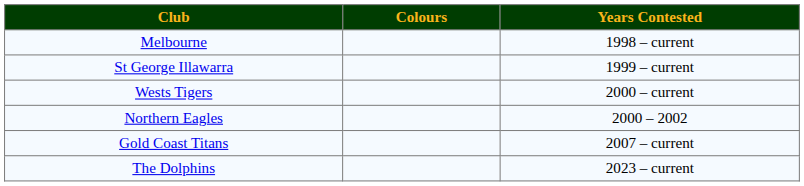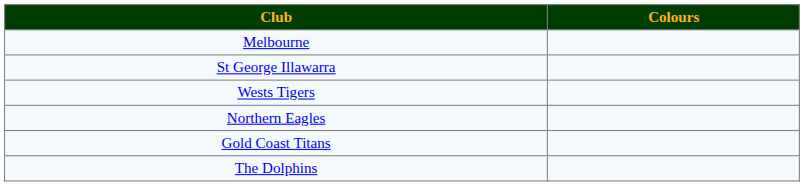- column: (650, 17)
